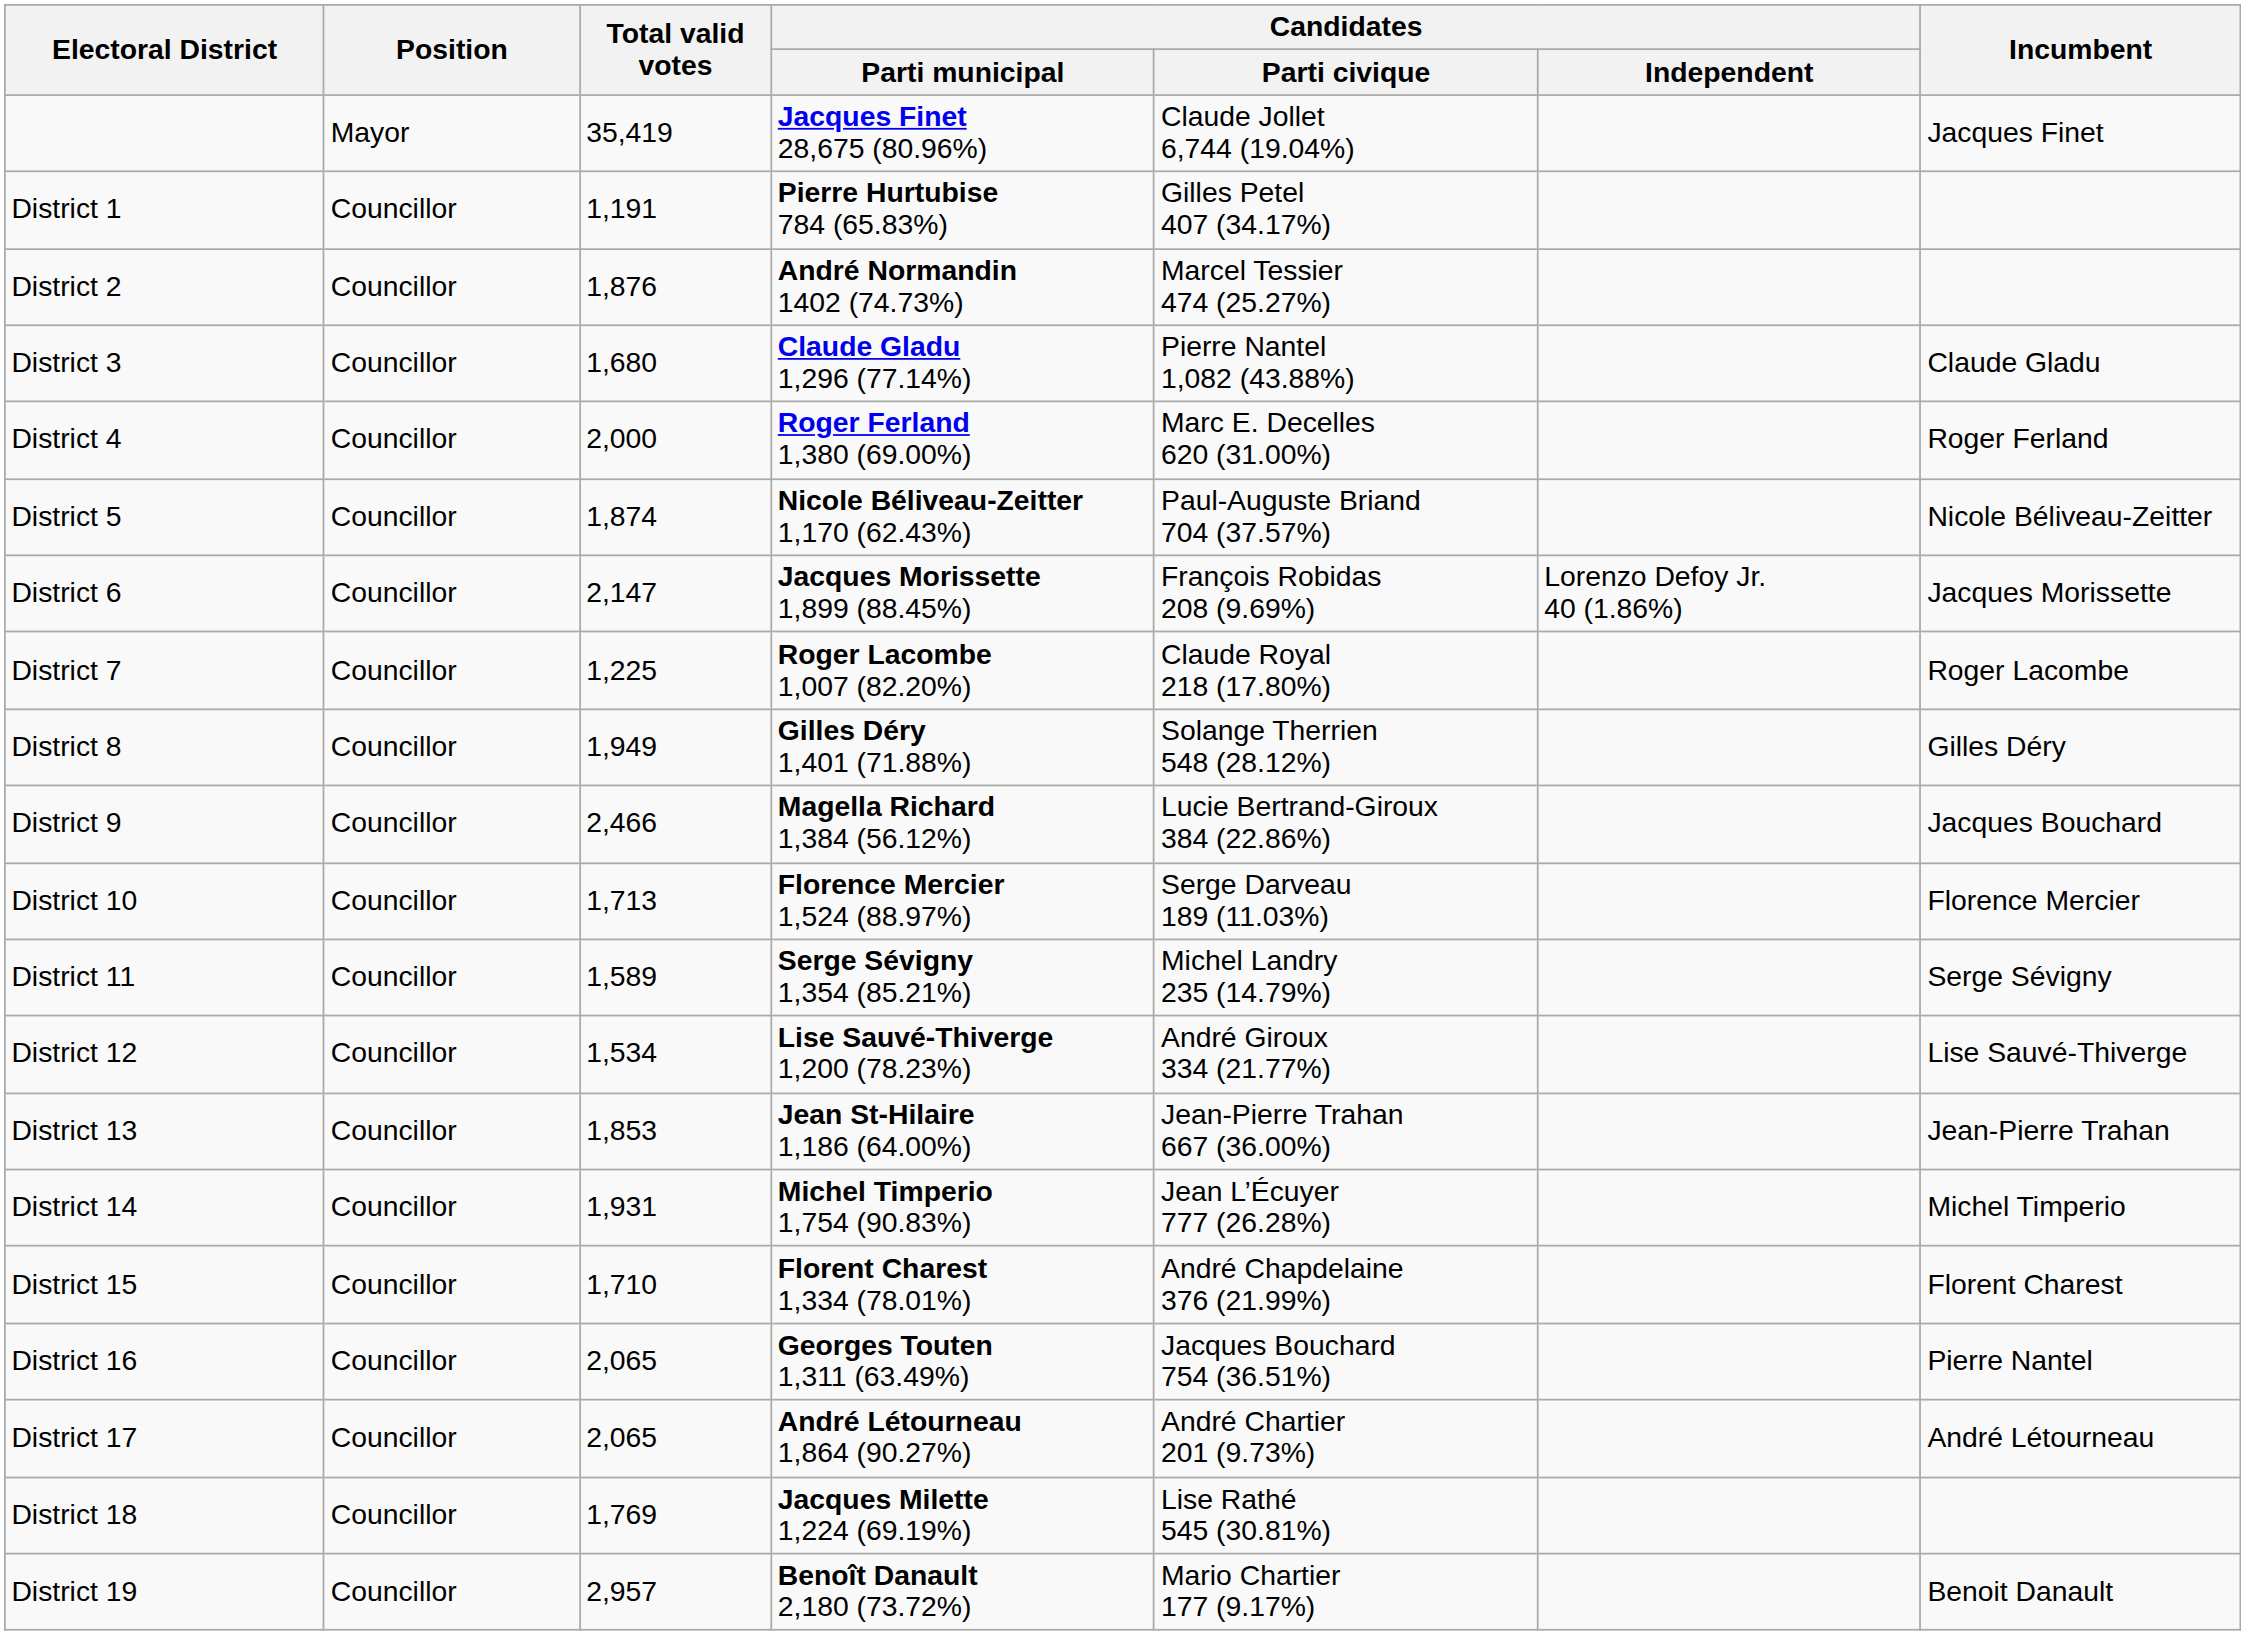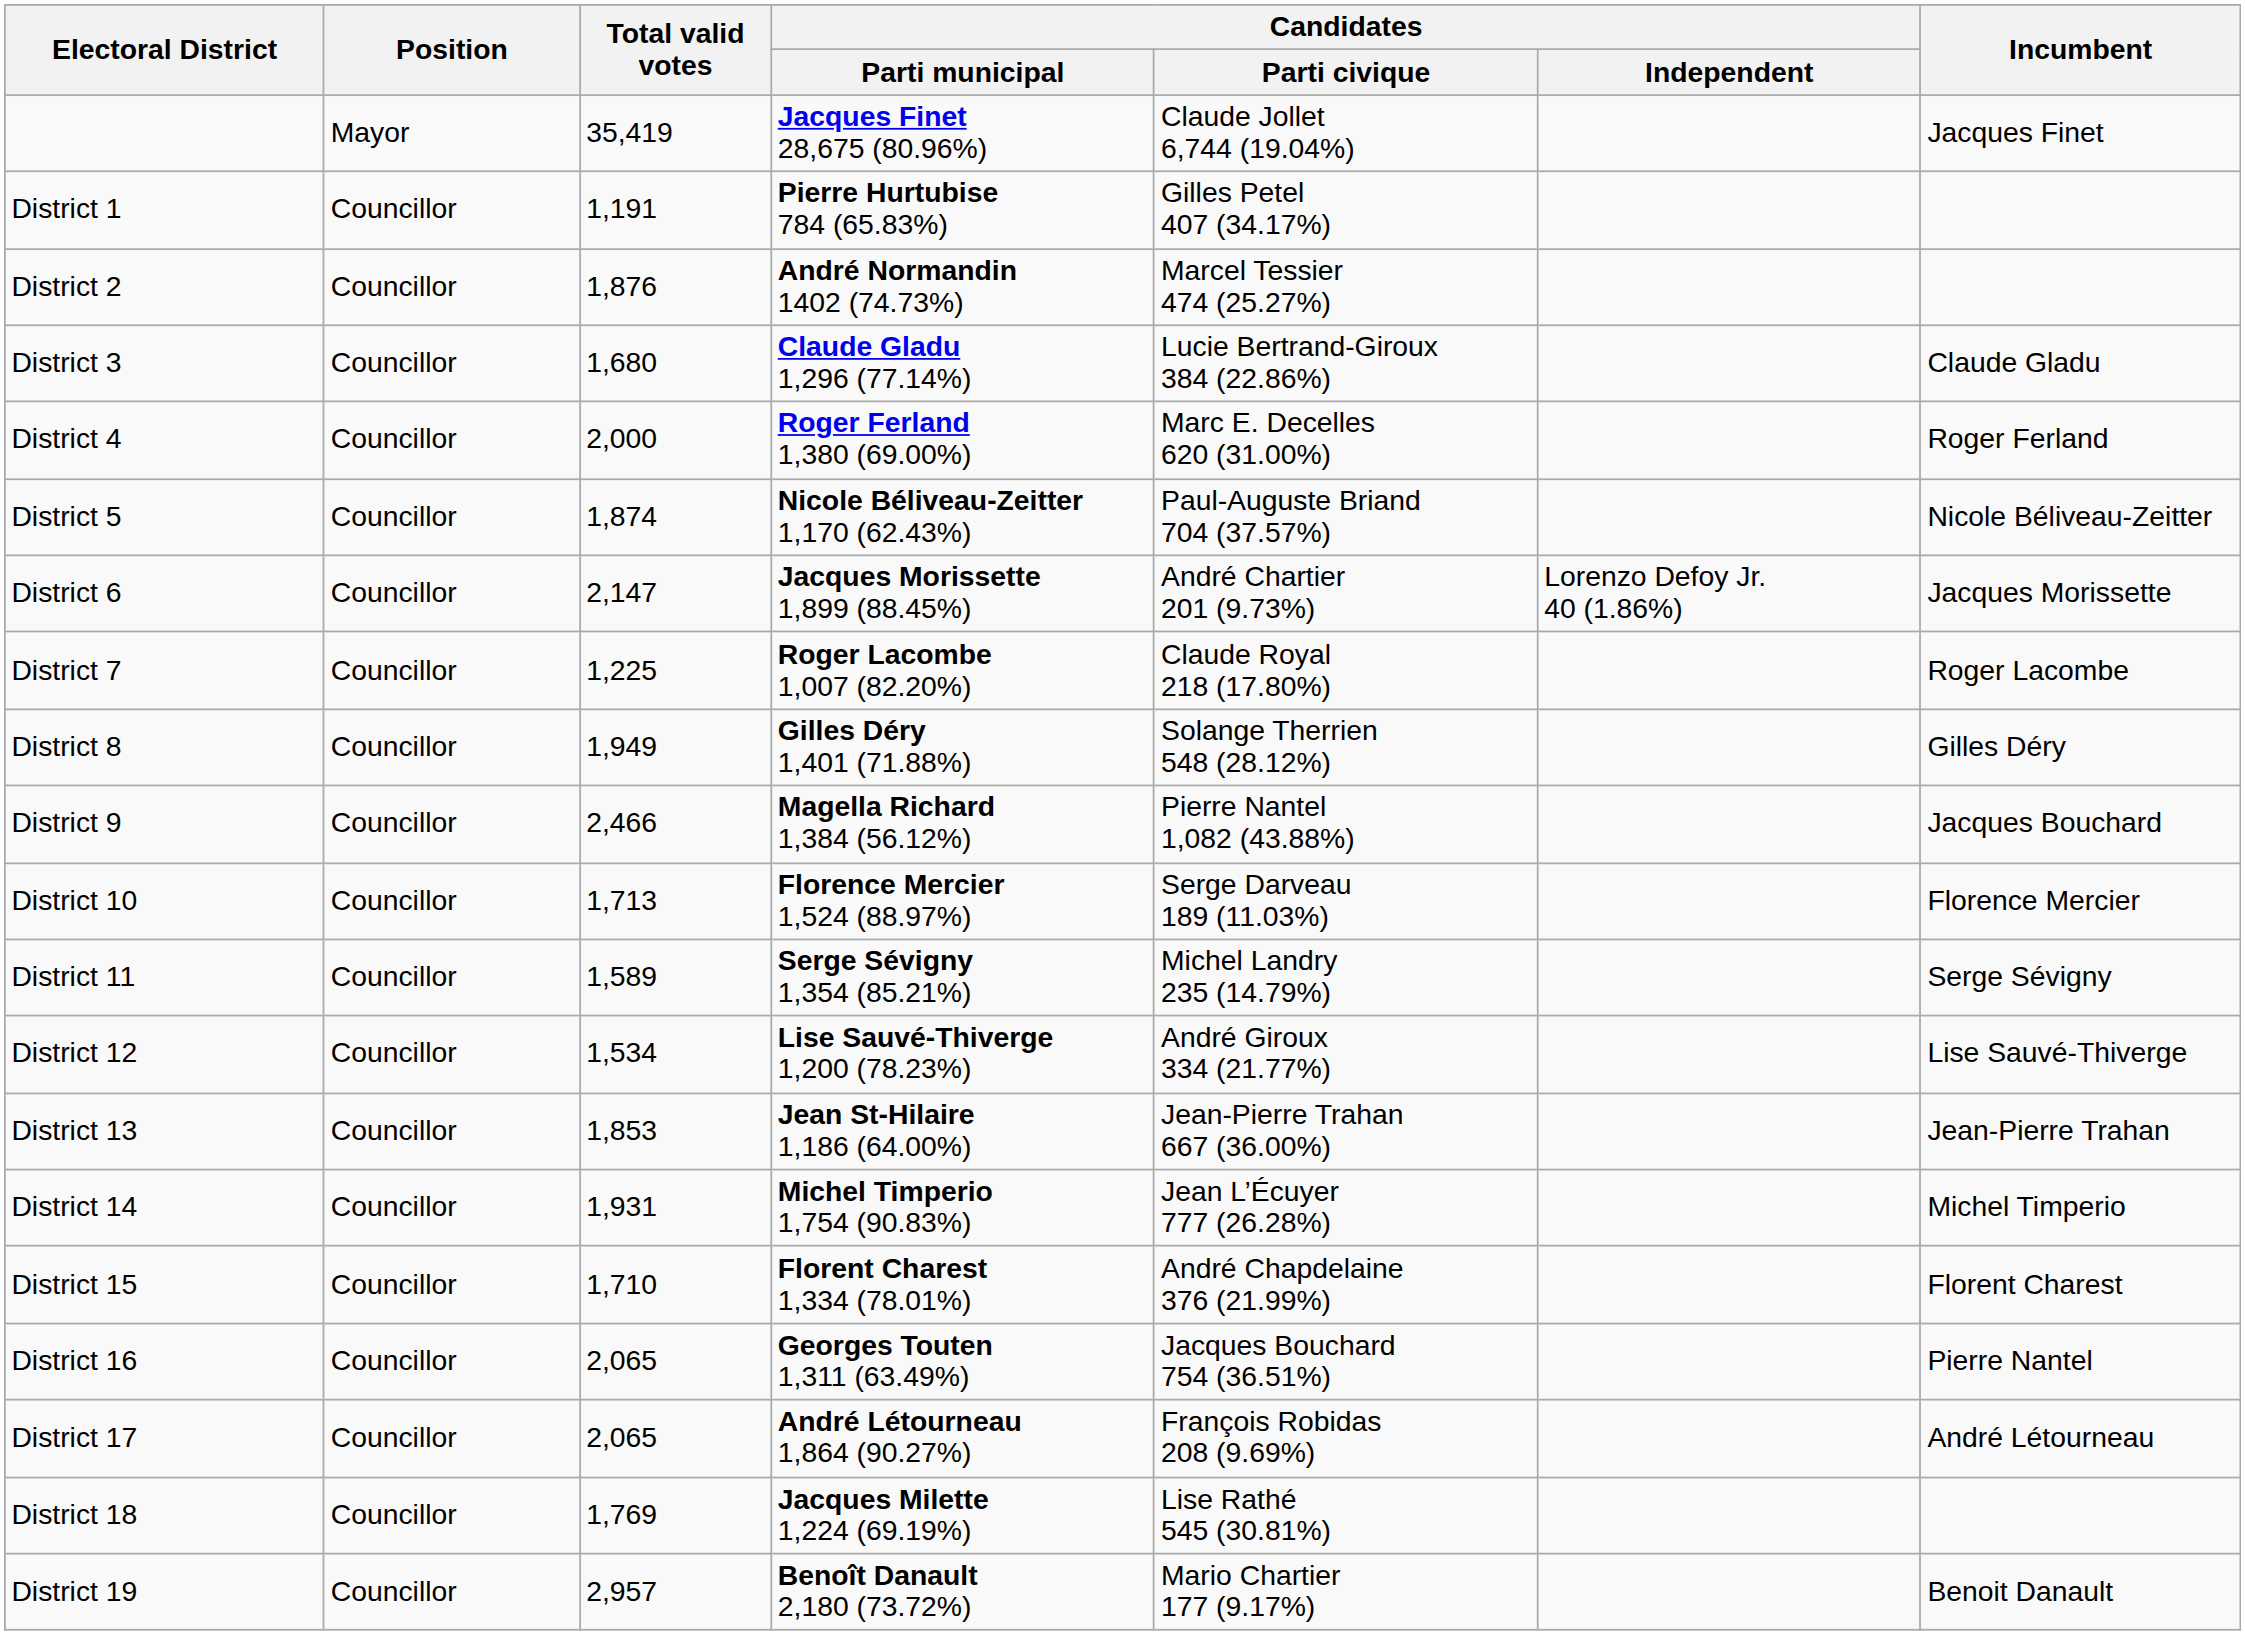(1258, 363) Pierre Nantel 1,082 (43.88%) -> (1300, 363) Lucie Bertrand-Giroux 384 (22.86%)
(1271, 593) François Robidas 208 (9.69%) -> (1253, 593) André Chartier 201 (9.73%)
(1300, 823) Lucie Bertrand-Giroux 384 (22.86%) -> (1258, 823) Pierre Nantel 1,082 (43.88%)
(1253, 1437) André Chartier 201 (9.73%) -> (1271, 1437) François Robidas 208 (9.69%)
